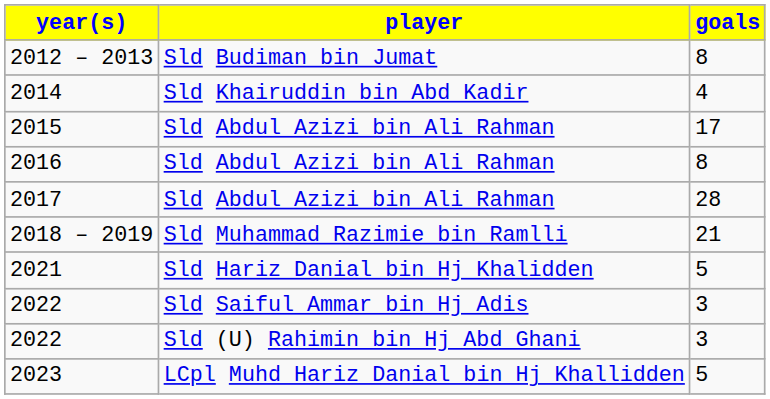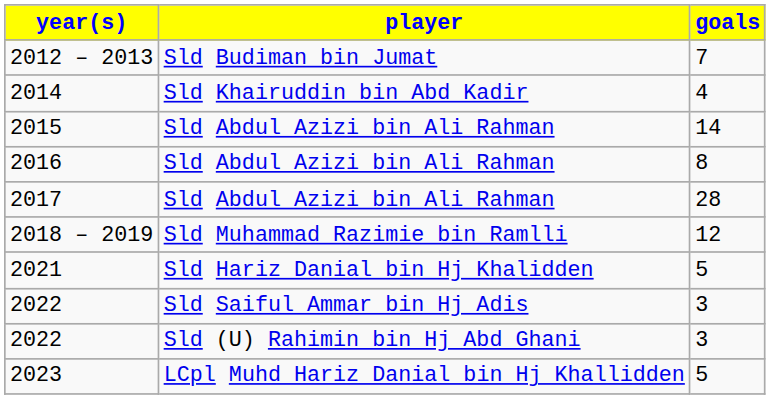(702, 58) 8 -> (702, 58) 7
(708, 129) 17 -> (708, 129) 14
(708, 235) 21 -> (708, 235) 12
